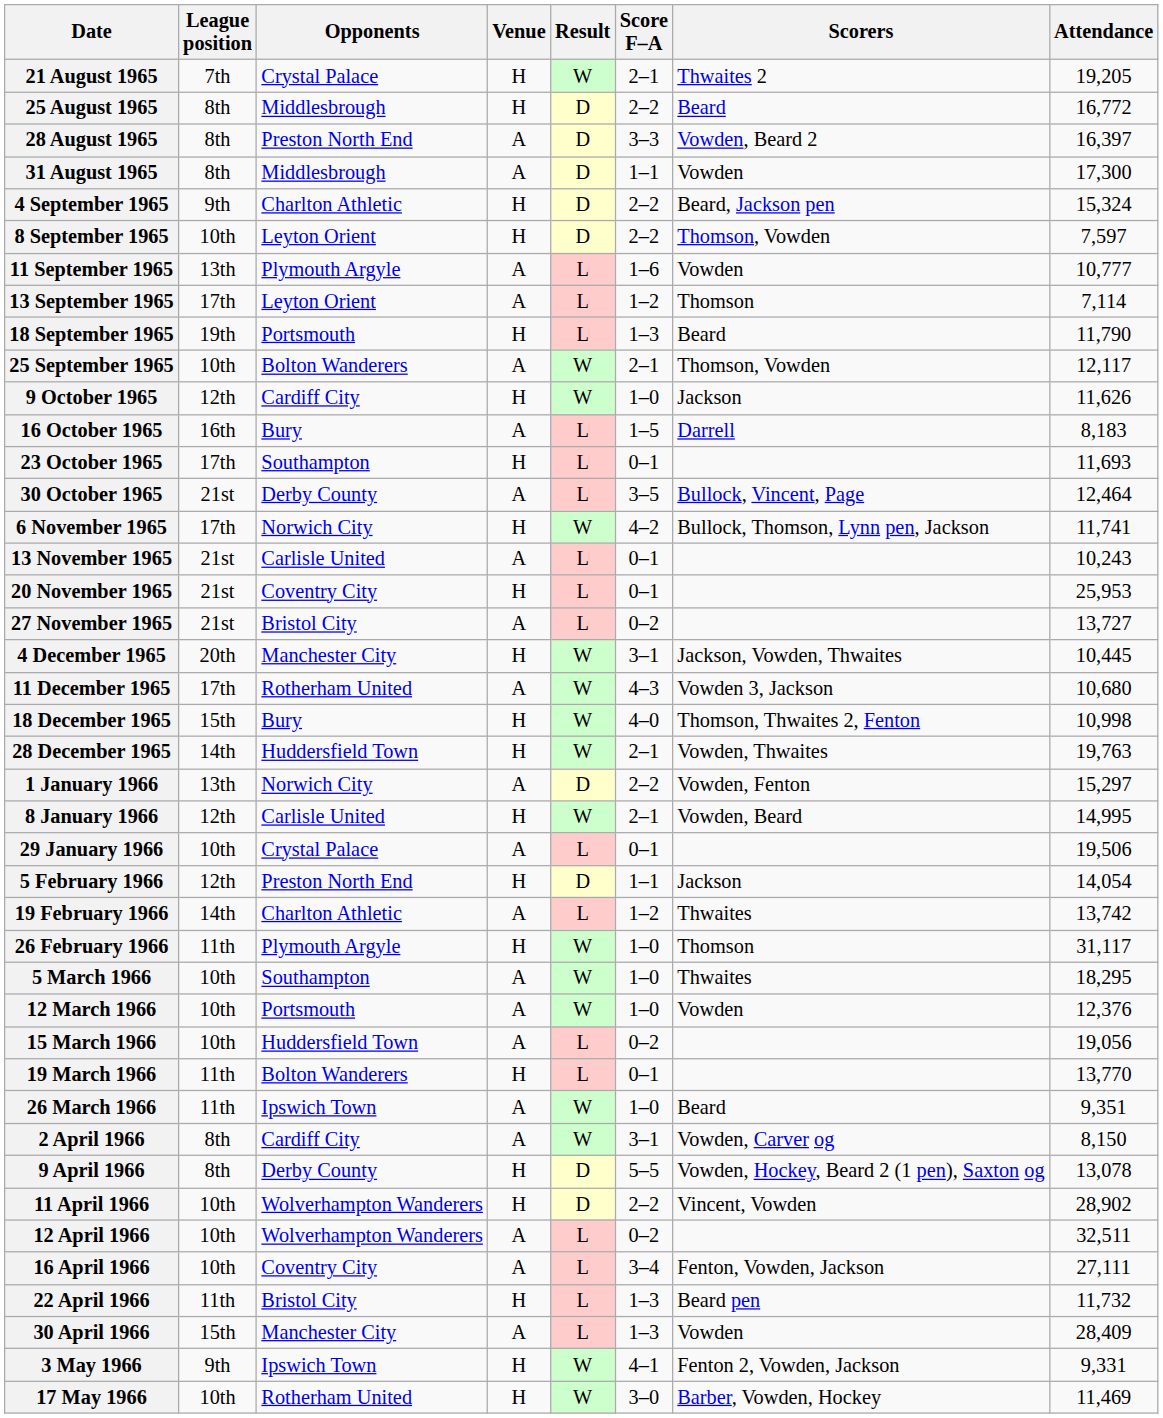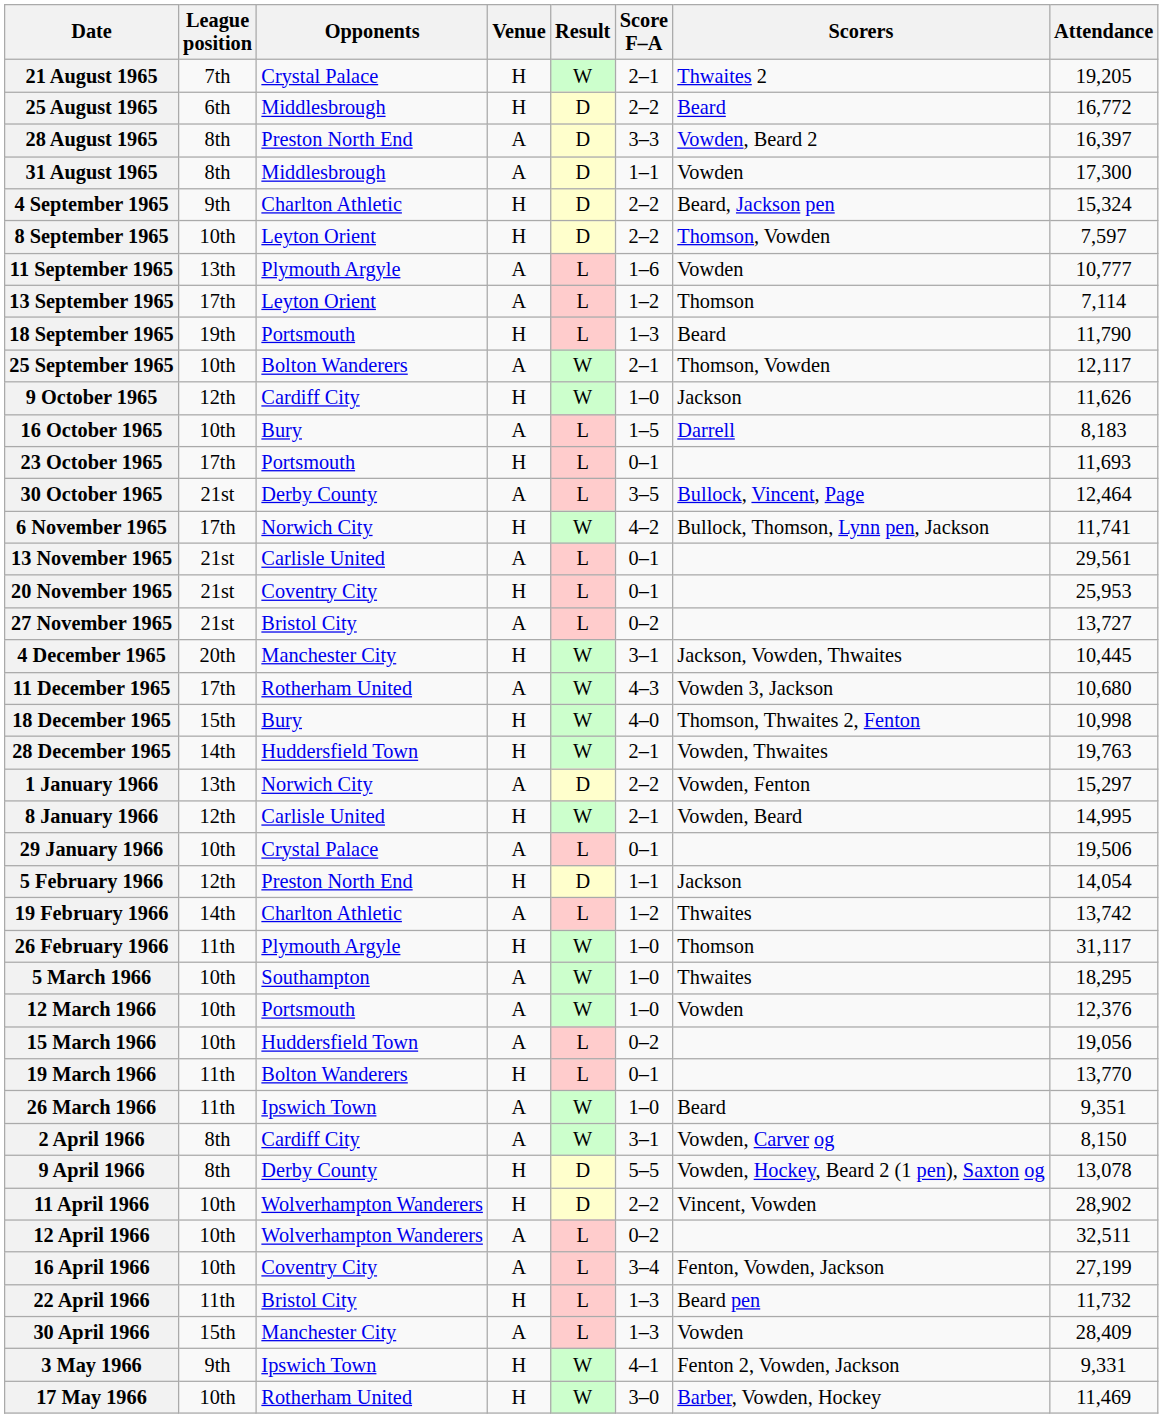(218, 107) 8th -> (218, 107) 6th
(218, 430) 16th -> (218, 430) 10th
(316, 462) Southampton -> (308, 462) Portsmouth
(1104, 559) 10,243 -> (1104, 559) 29,561
(1104, 1268) 27,111 -> (1104, 1268) 27,199
